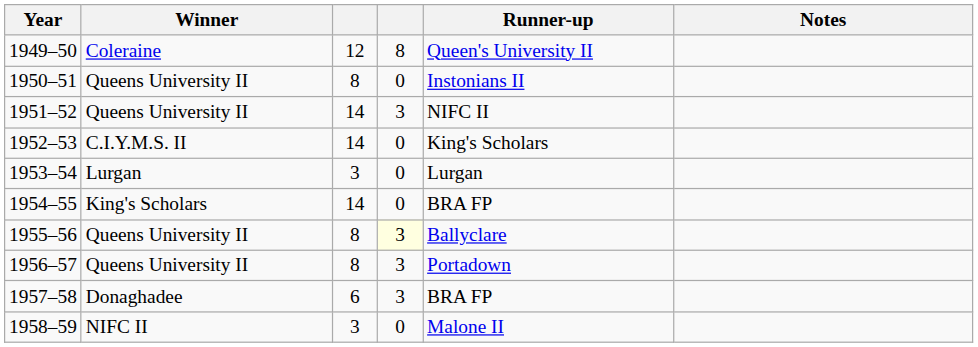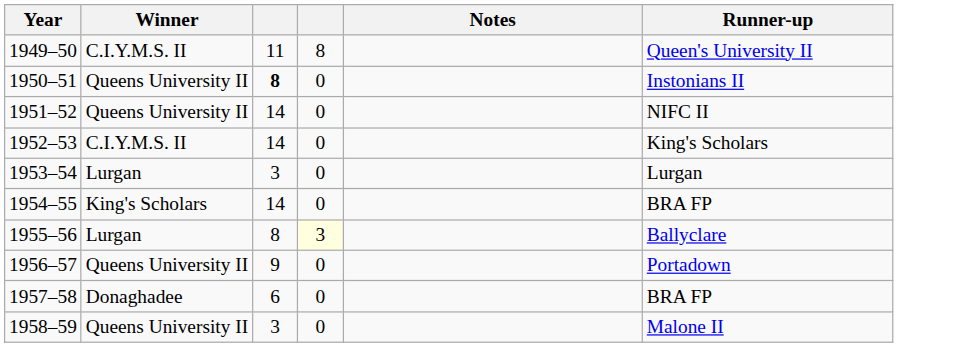columns swapped: (548, 19) <-> (823, 19)
(123, 50) Coleraine -> (136, 50) C.I.Y.M.S. II
(355, 50) 12 -> (275, 50) 11
(355, 81) normal -> (275, 81) bold
(400, 111) 3 -> (320, 111) 0
(167, 234) Queens University II -> (114, 234) Lurgan
(355, 265) 8 -> (275, 265) 9
(400, 265) 3 -> (320, 265) 0
(400, 296) 3 -> (320, 296) 0
(117, 326) NIFC II -> (167, 326) Queens University II
